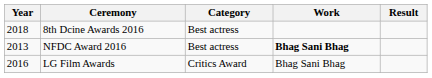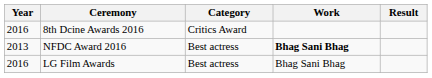(18, 30) 2018 -> (18, 30) 2016
(213, 30) Best actress -> (217, 30) Critics Award
(217, 64) Critics Award -> (213, 64) Best actress
